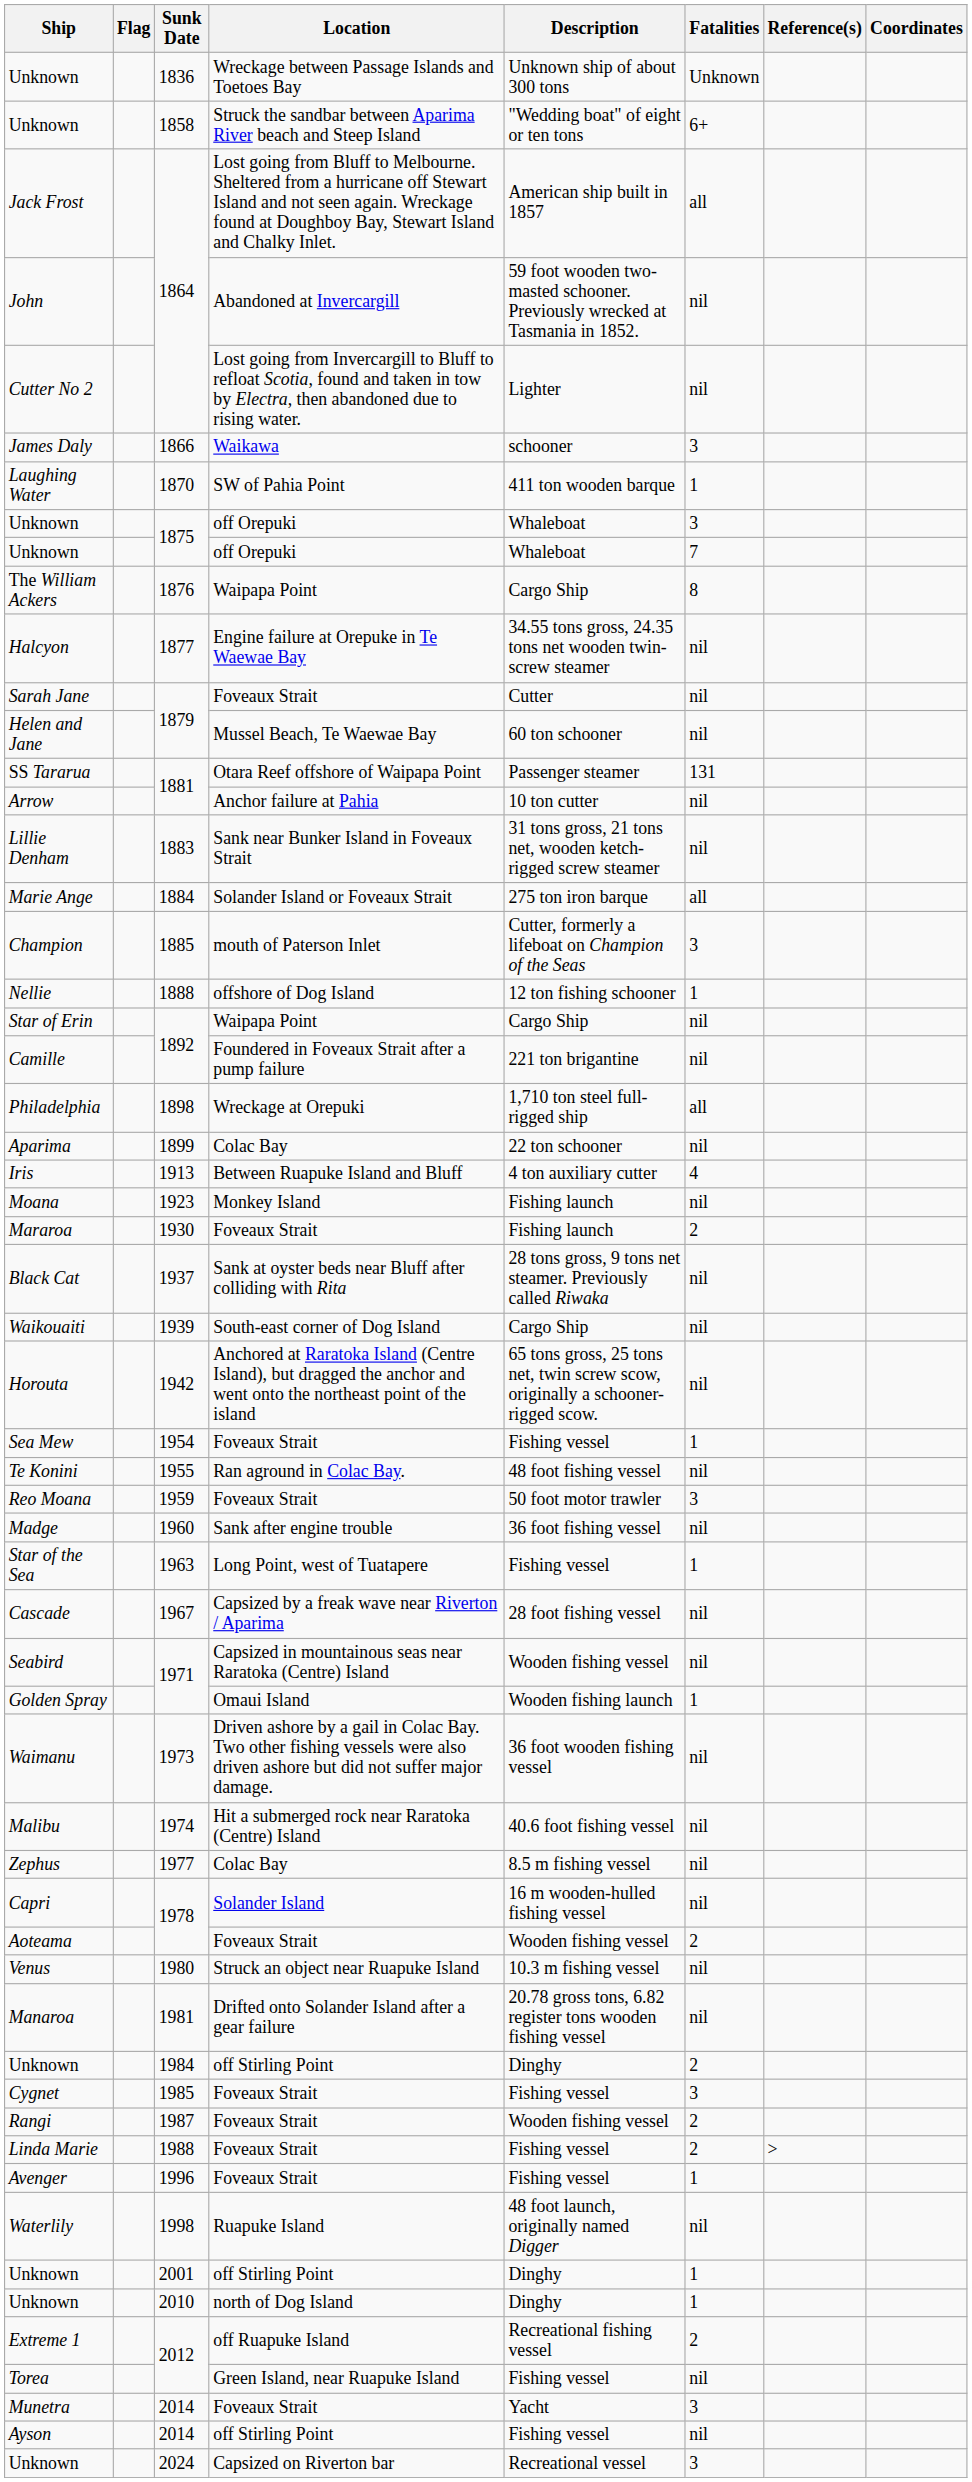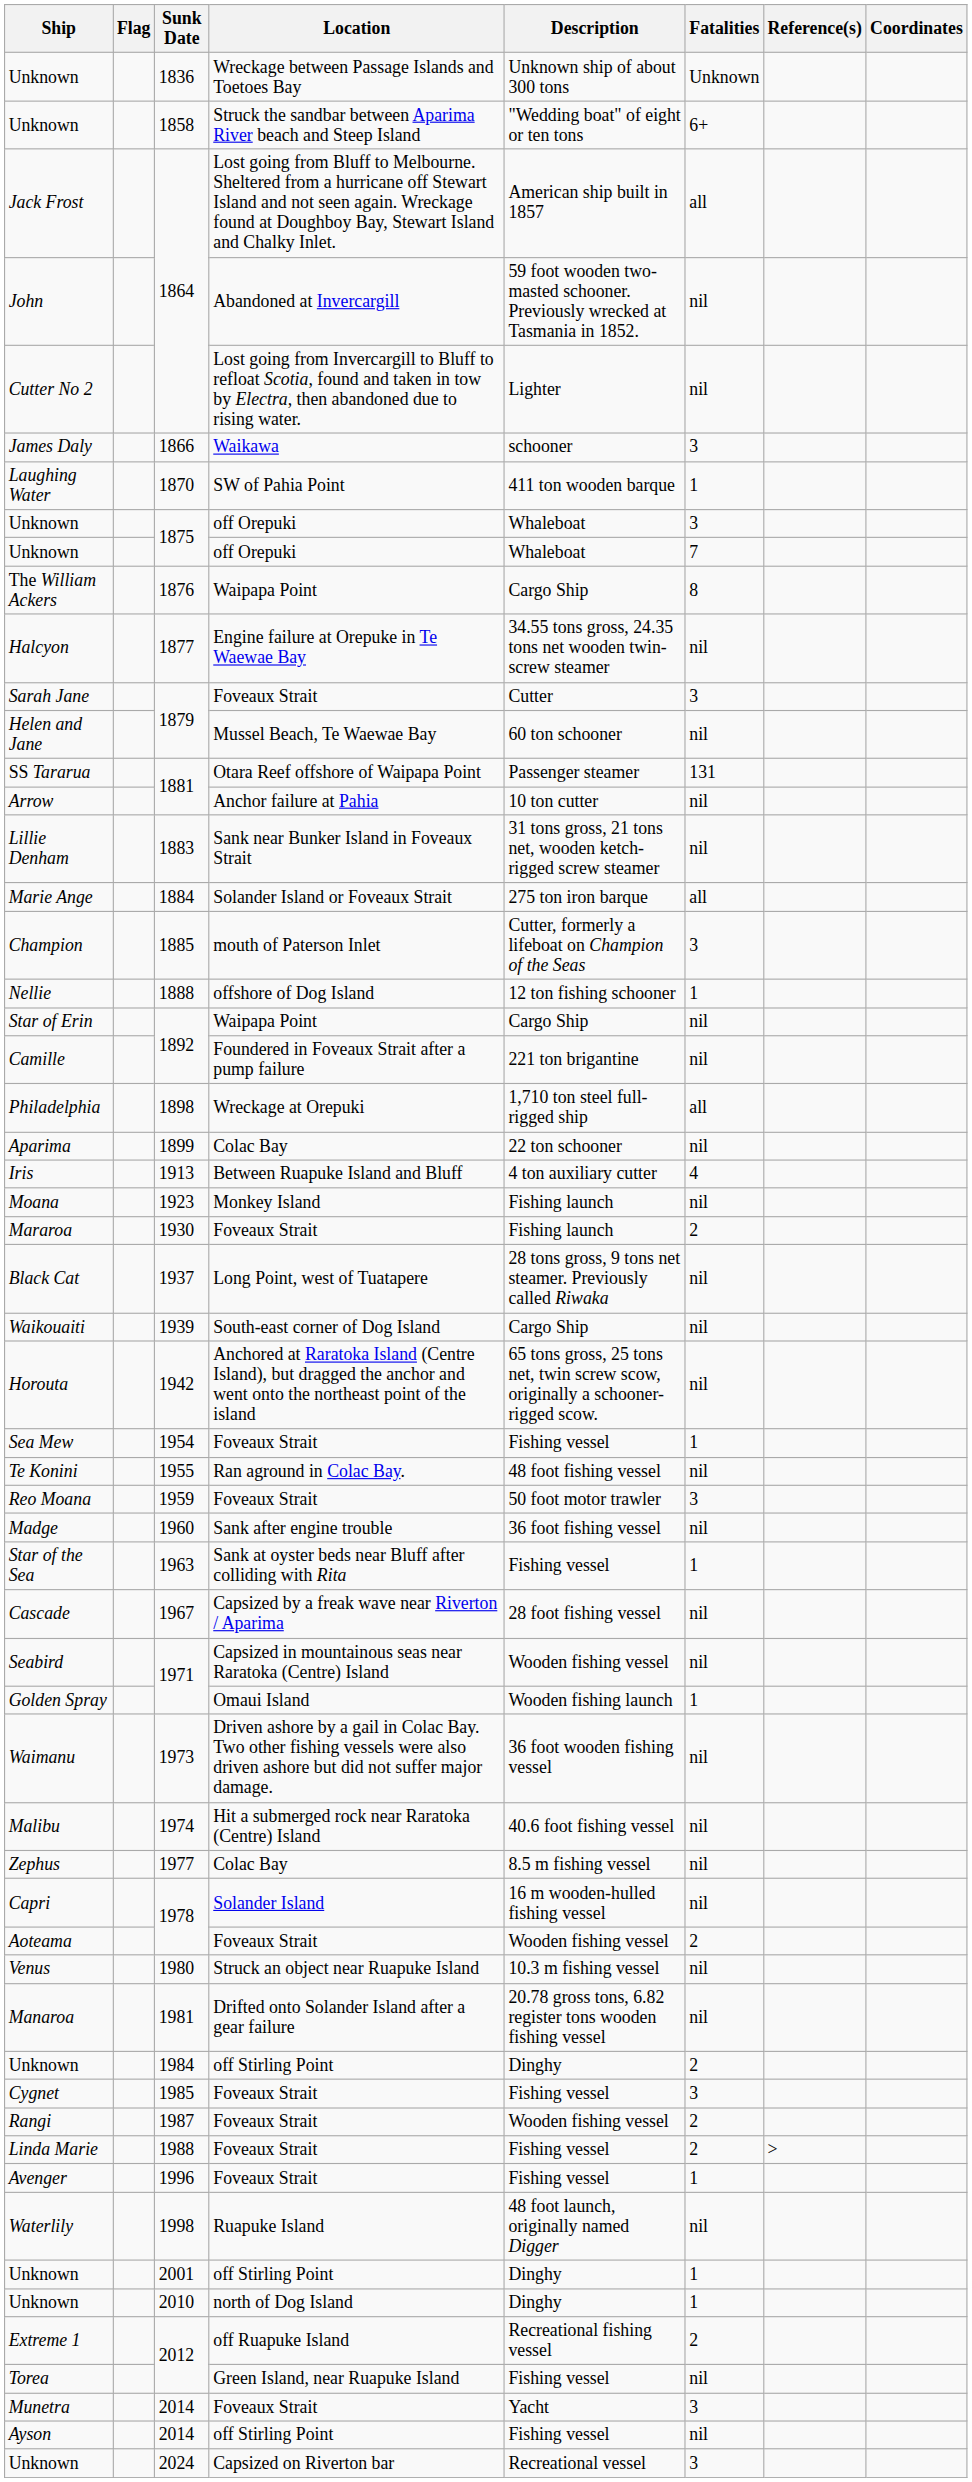(699, 696) nil -> (694, 696) 3
(339, 1278) Sank at oyster beds near Bluff after colliding with Rita -> (321, 1278) Long Point, west of Tuatapere
(321, 1565) Long Point, west of Tuatapere -> (339, 1565) Sank at oyster beds near Bluff after colliding with Rita
